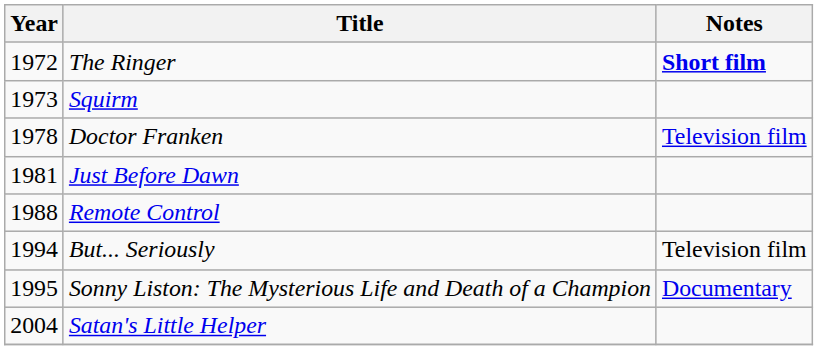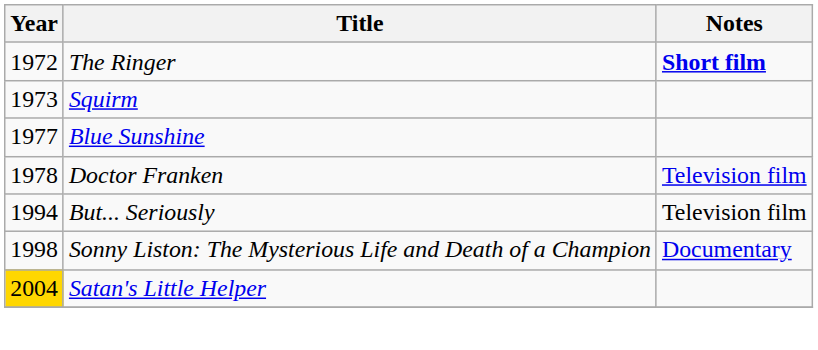+ row: (137, 136)
- row: (154, 174)
- row: (144, 212)
(34, 288) 1995 -> (34, 250) 1998
(34, 325) no background -> (34, 288) gold background
